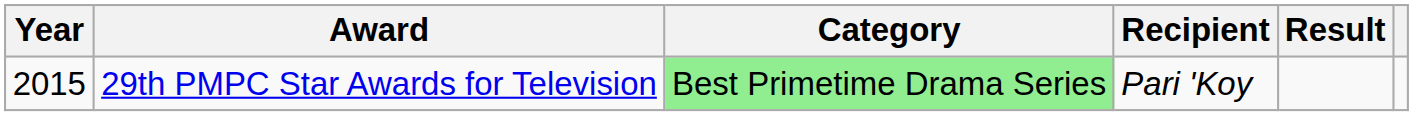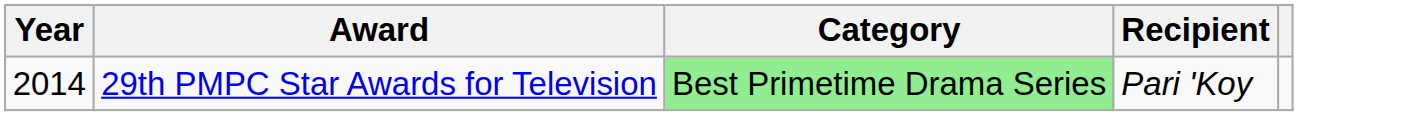- column: (1335, 30)
(49, 82) 2015 -> (49, 82) 2014
